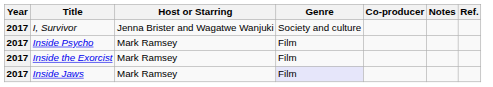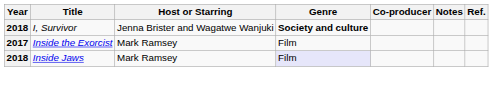(17, 27) 2017 -> (17, 27) 2018
(320, 27) normal -> (323, 27) bold
- row: (63, 43)
(17, 74) 2017 -> (17, 58) 2018
